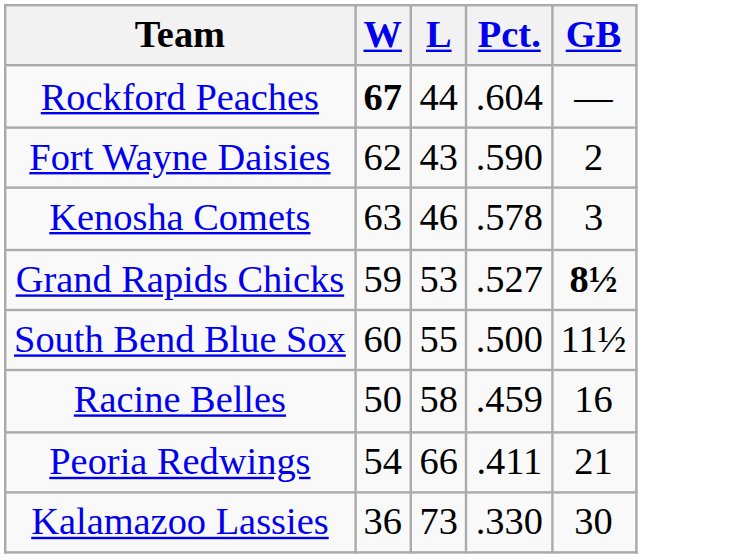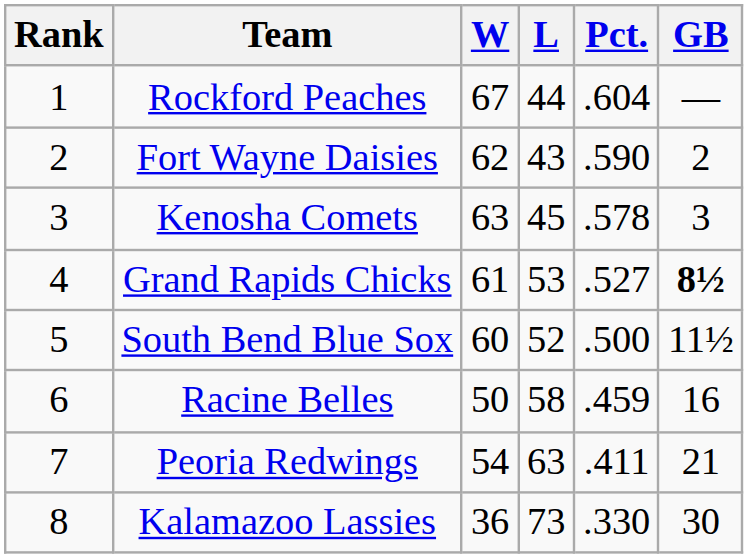+ column: (59, 34)
(383, 95) bold -> (490, 95) normal
(439, 217) 46 -> (546, 217) 45
(383, 278) 59 -> (490, 278) 61
(439, 339) 55 -> (546, 339) 52
(439, 461) 66 -> (546, 461) 63
